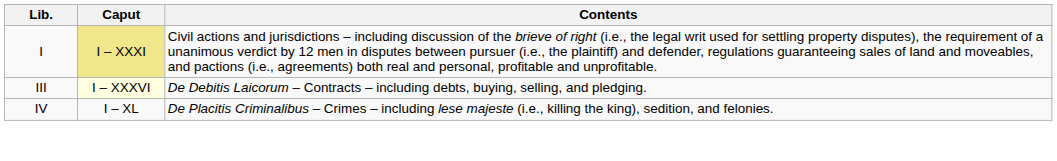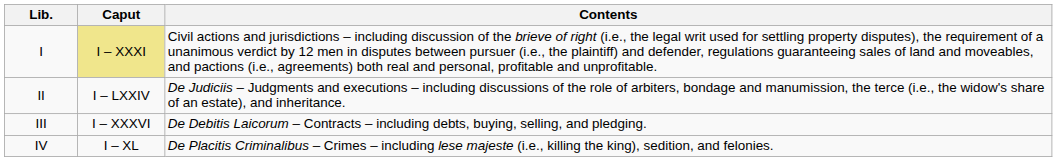+ row: (41, 95)
(121, 88) lightyellow background -> (121, 124) no background
